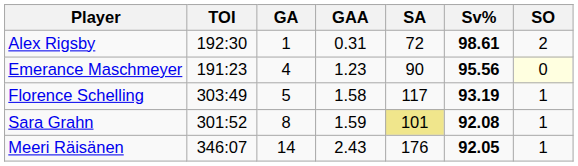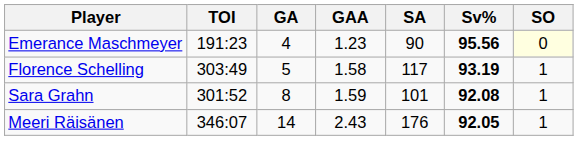- row: (52, 43)
(415, 122) khaki background -> (415, 95) no background
